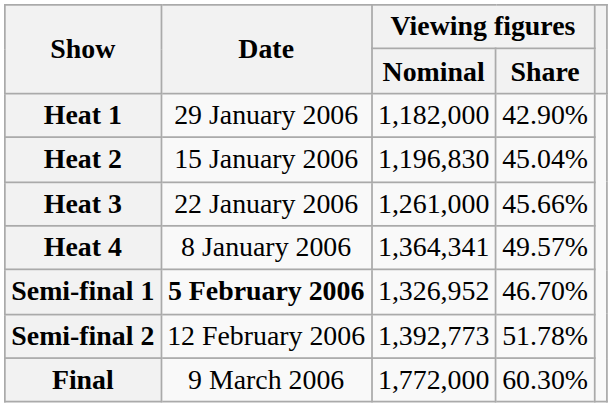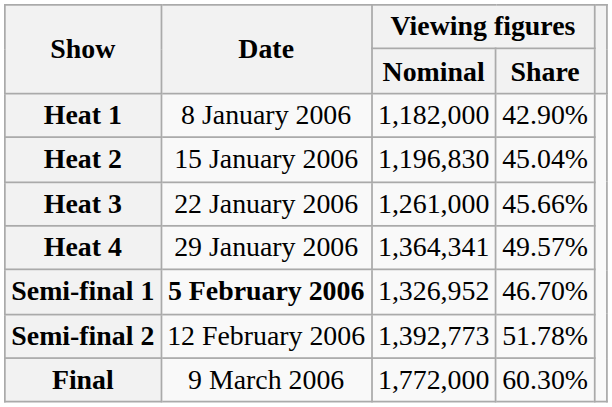(266, 114) 29 January 2006 -> (266, 114) 8 January 2006
(266, 247) 8 January 2006 -> (266, 247) 29 January 2006
